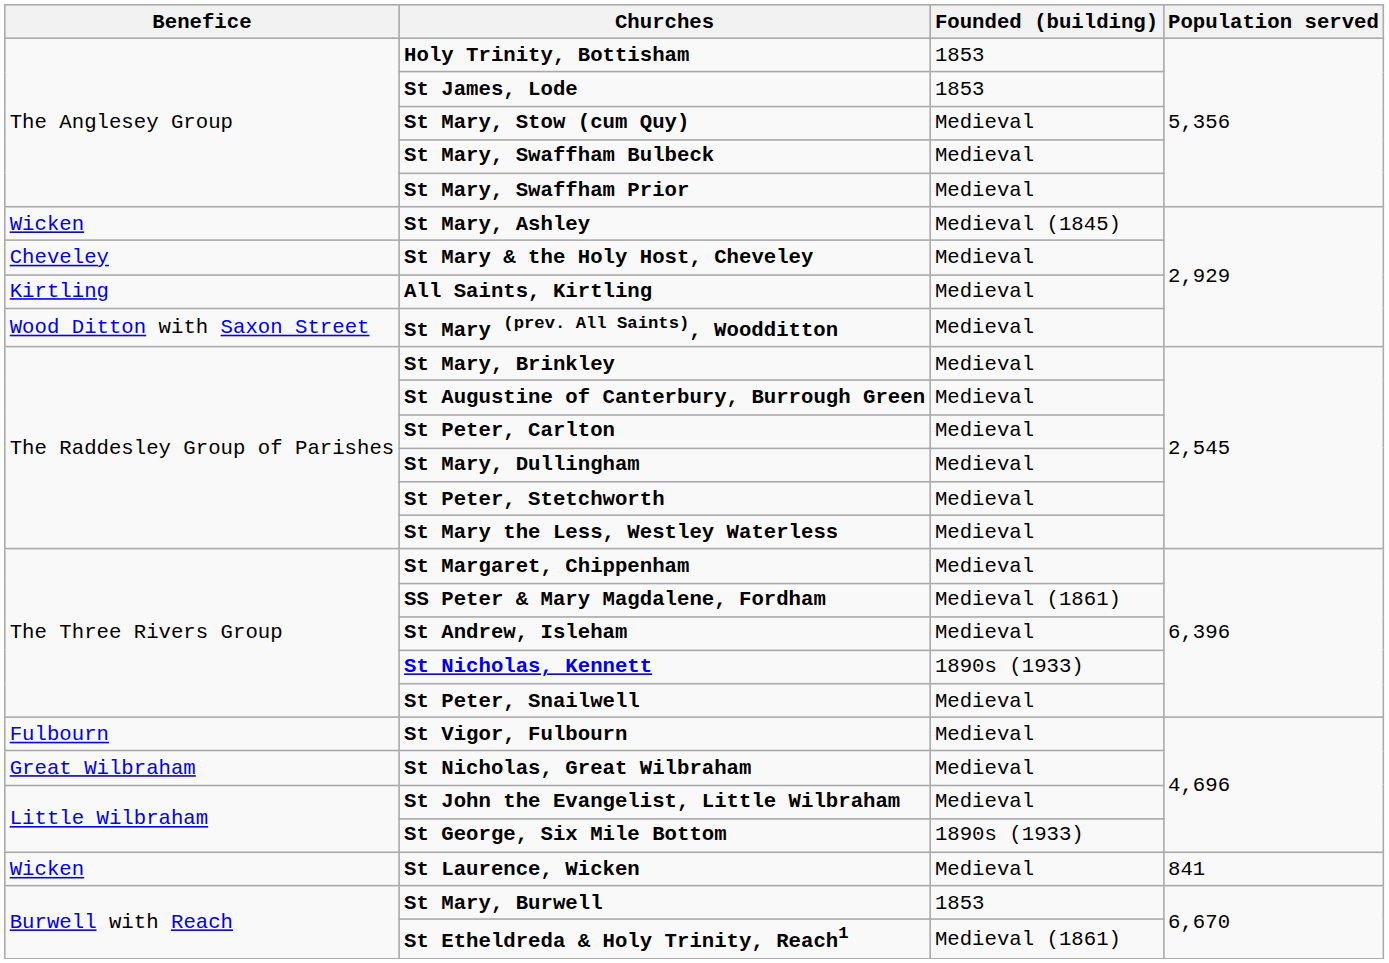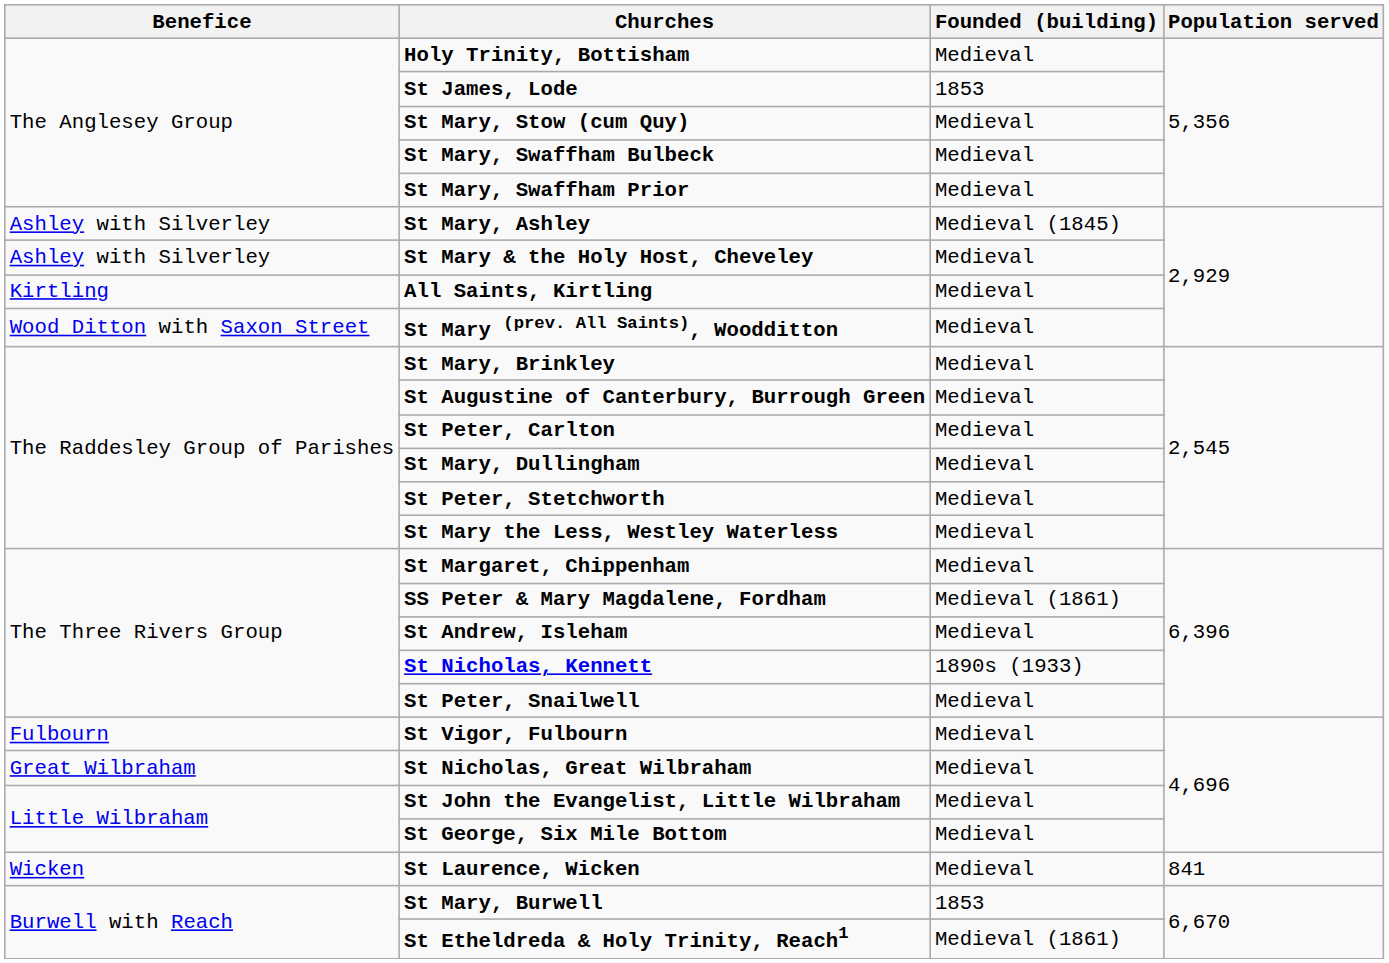(960, 55) 1853 -> (985, 55) Medieval
(47, 224) Wicken -> (140, 224) Ashley with Silverley
(59, 257) Cheveley -> (140, 257) Ashley with Silverley
(1009, 835) 1890s (1933) -> (985, 835) Medieval
